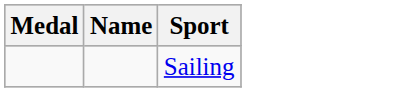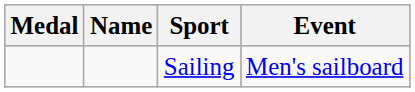+ column: (325, 25)
